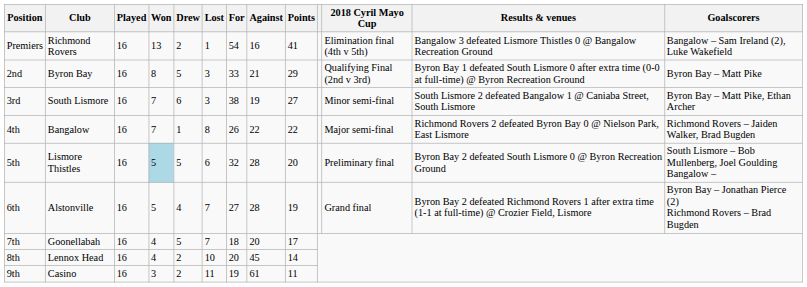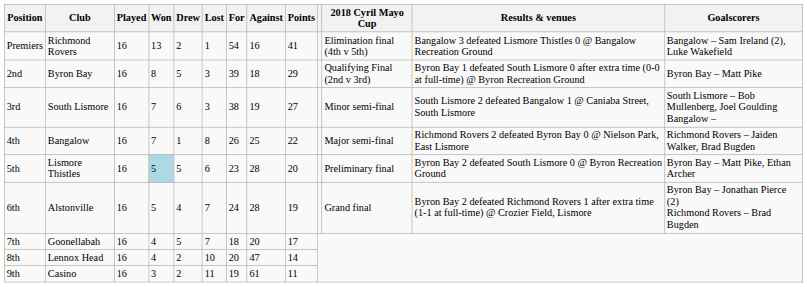(234, 73) 33 -> (234, 73) 39
(254, 73) 21 -> (254, 73) 18
(729, 101) Byron Bay – Matt Pike, Ethan Archer -> (722, 107) South Lismore – Bob Mullenberg, Joel Goulding Bangalow –
(254, 129) 22 -> (254, 140) 25
(234, 162) 32 -> (234, 168) 23
(722, 162) South Lismore – Bob Mullenberg, Joel Goulding Bangalow – -> (729, 168) Byron Bay – Matt Pike, Ethan Archer
(234, 207) 27 -> (234, 207) 24
(254, 257) 45 -> (254, 257) 47
